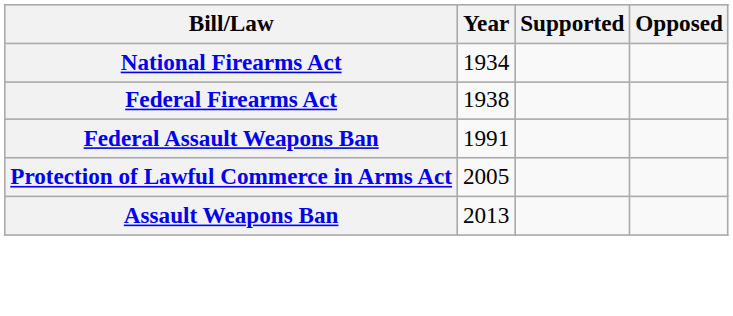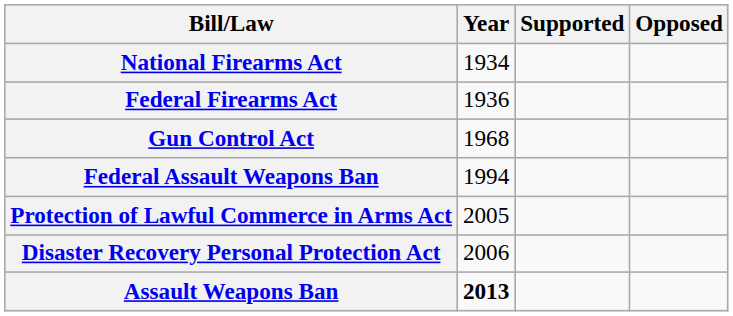(486, 100) 1938 -> (486, 100) 1936
+ row: (231, 138)
(486, 138) 1991 -> (486, 176) 1994
+ row: (231, 253)
(486, 215) normal -> (486, 291) bold
